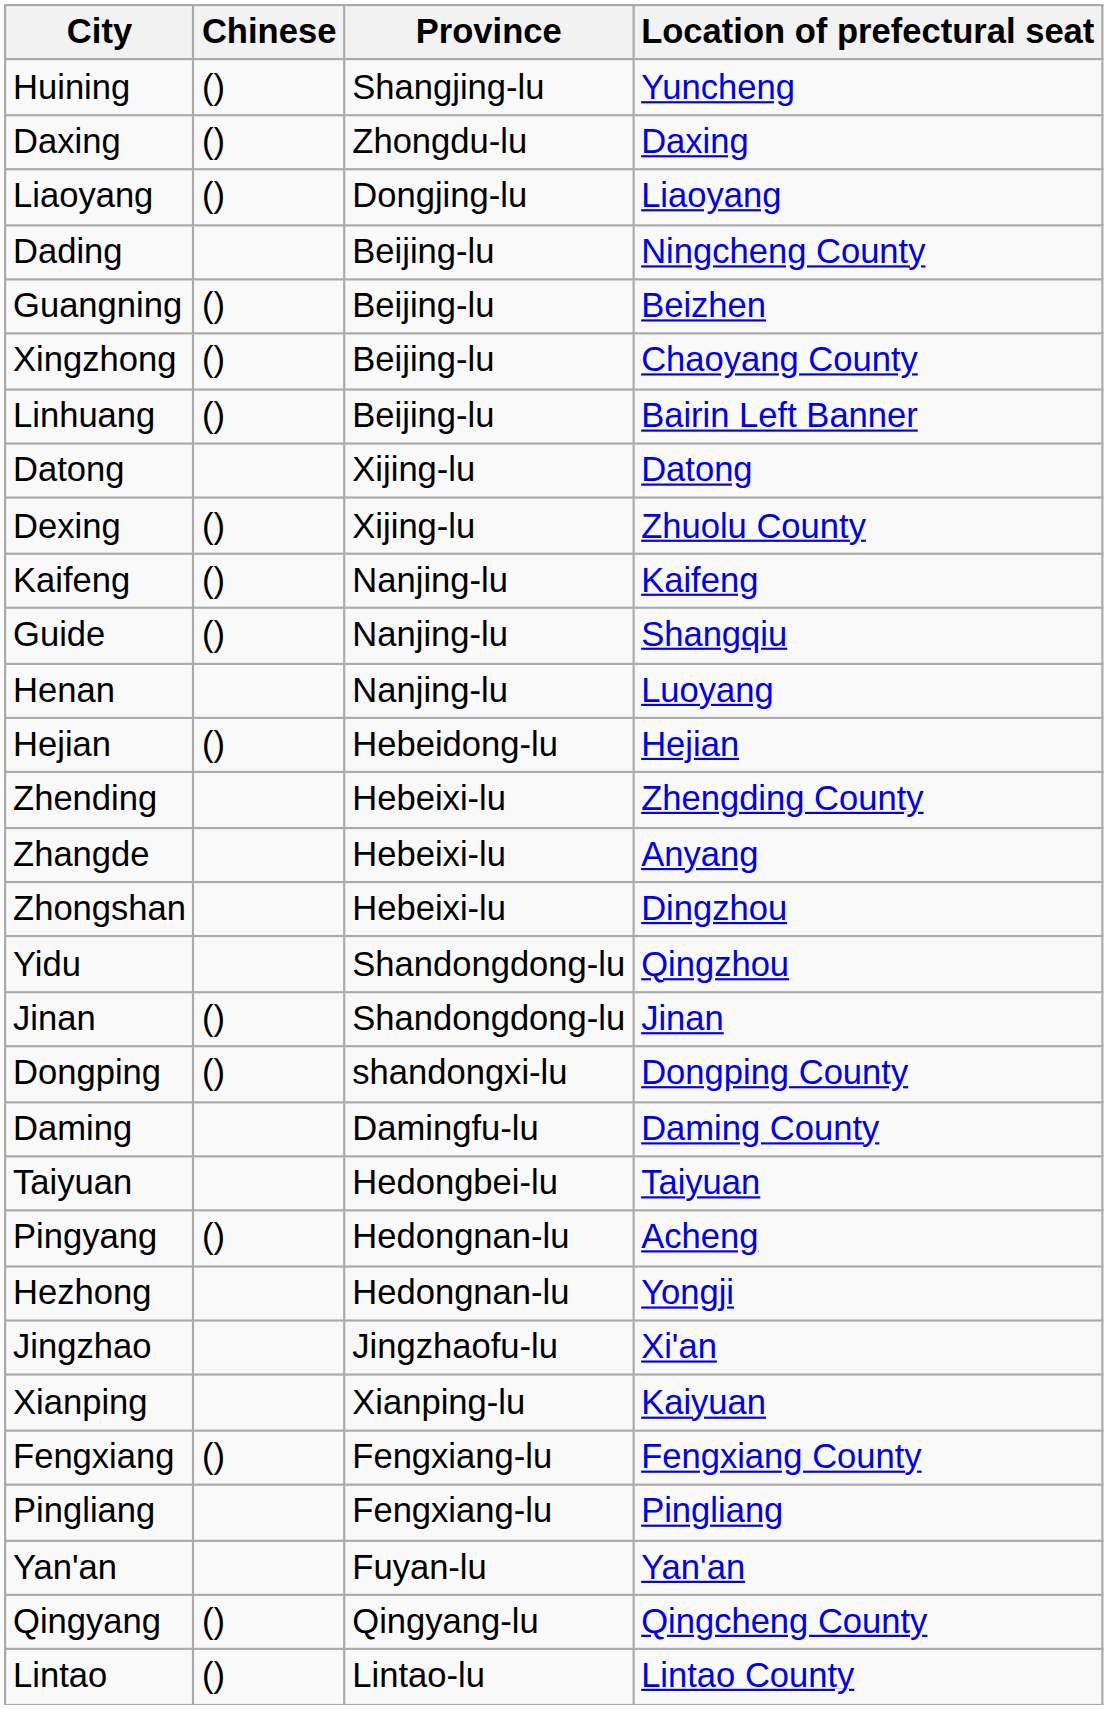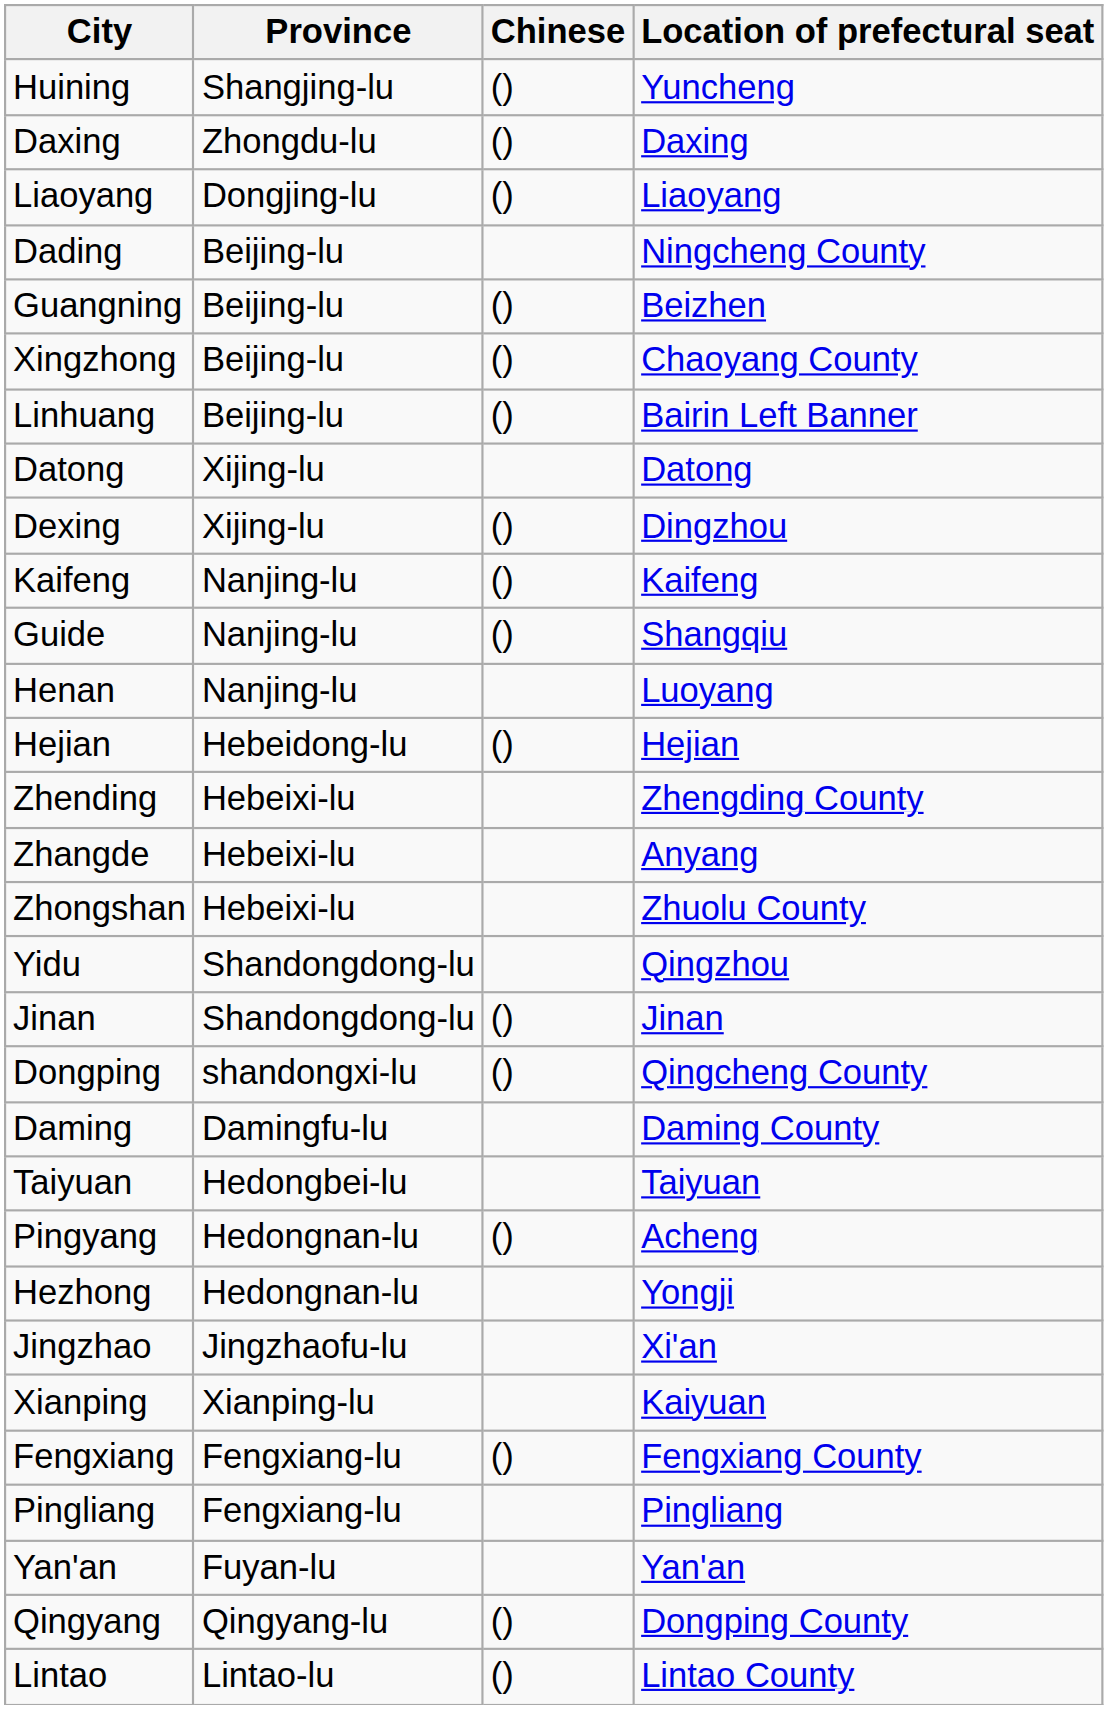columns swapped: (269, 31) <-> (489, 31)
(754, 525) Zhuolu County -> (714, 525) Dingzhou
(714, 908) Dingzhou -> (754, 908) Zhuolu County
(775, 1073) Dongping County -> (784, 1073) Qingcheng County
(784, 1621) Qingcheng County -> (775, 1621) Dongping County
